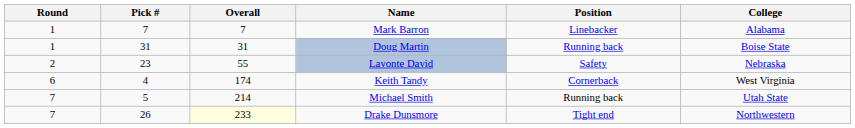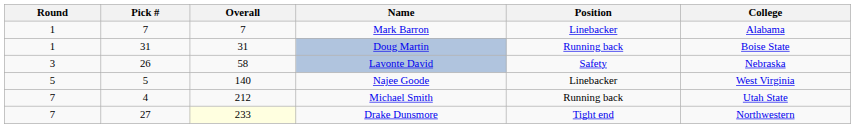(53, 64) 2 -> (53, 64) 3
(145, 64) 23 -> (145, 64) 26
(243, 64) 55 -> (243, 64) 58
+ row: (401, 81)
- row: (401, 81)
(145, 98) 5 -> (145, 98) 4
(243, 98) 214 -> (243, 98) 212
(145, 115) 26 -> (145, 115) 27
